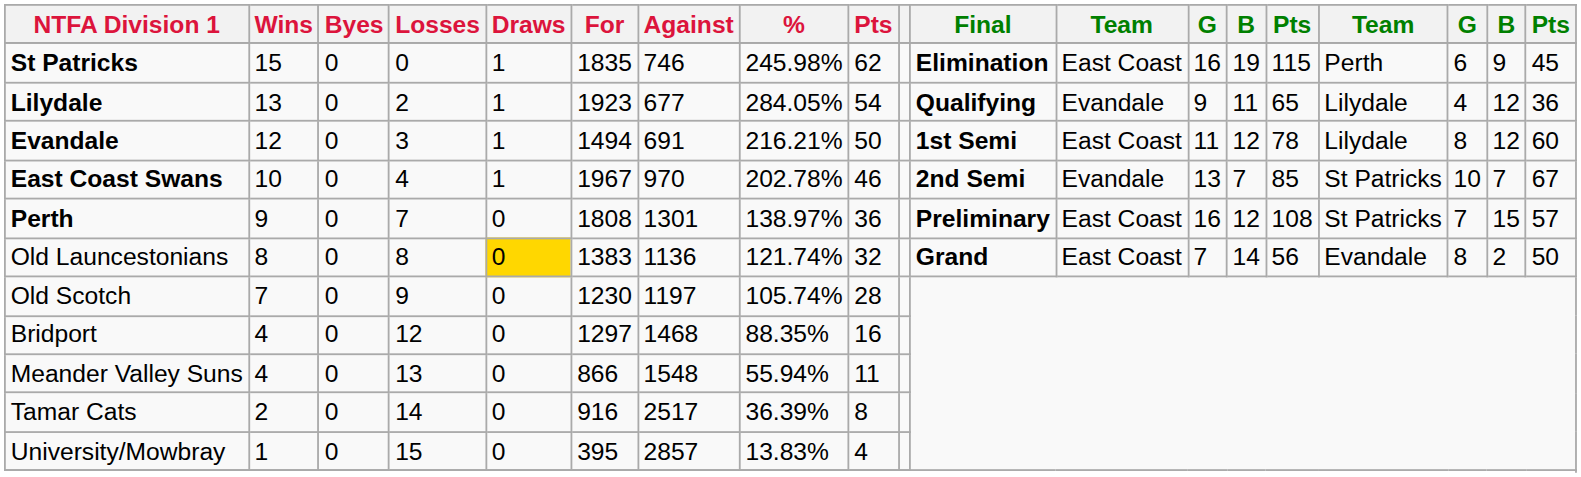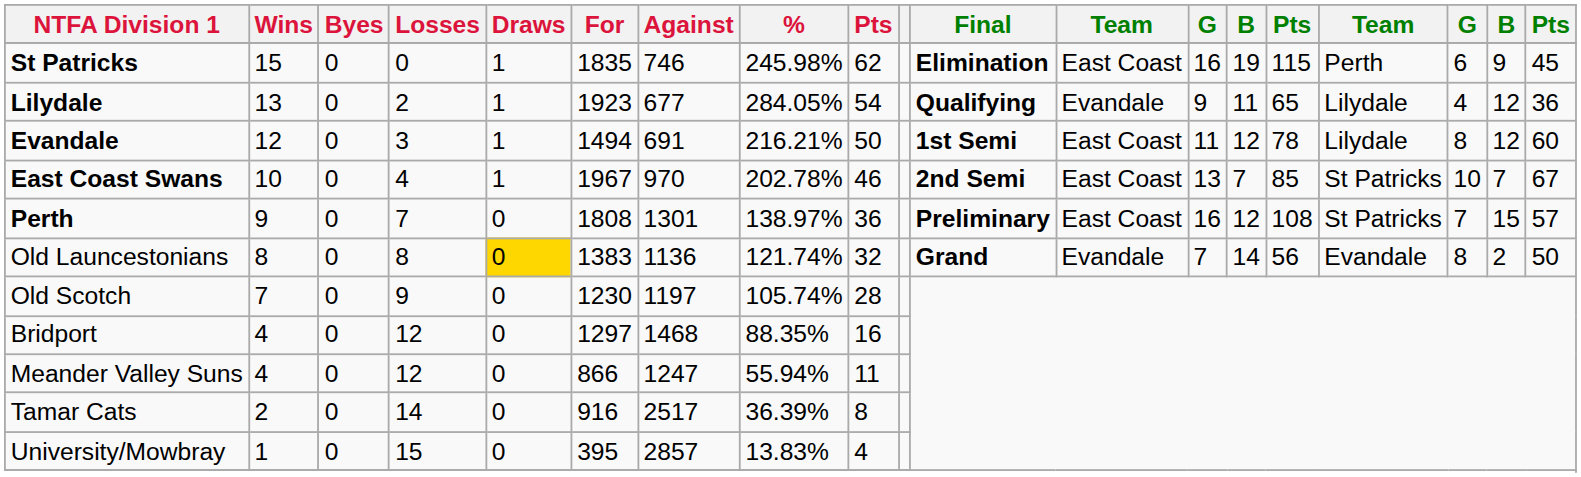(1113, 179) Evandale -> (1122, 179) East Coast
(1122, 257) East Coast -> (1113, 257) Evandale
(409, 373) 13 -> (409, 373) 12
(671, 373) 1548 -> (671, 373) 1247
